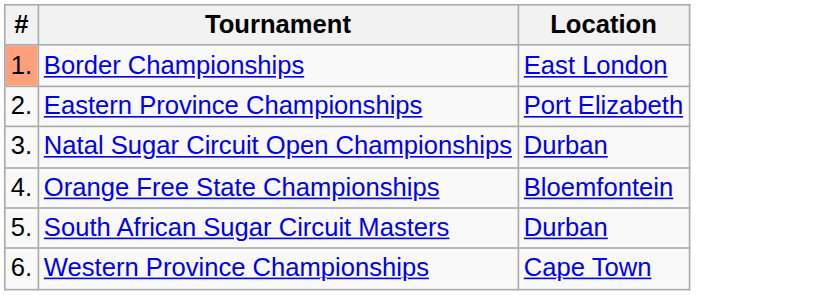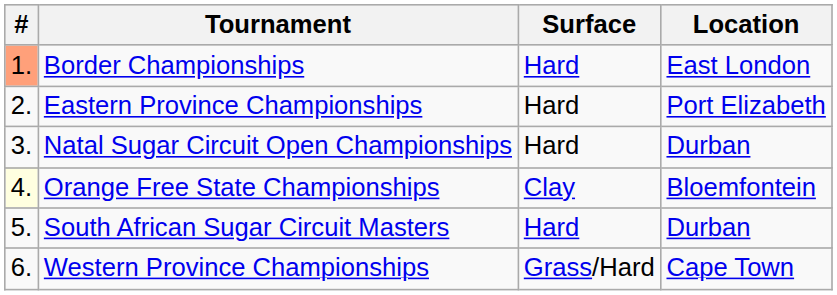+ column: (589, 24)
(21, 187) no background -> (21, 187) lightyellow background
